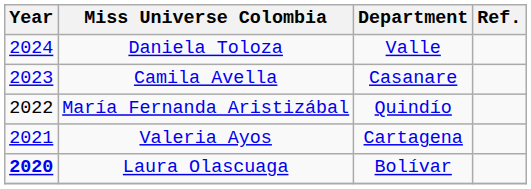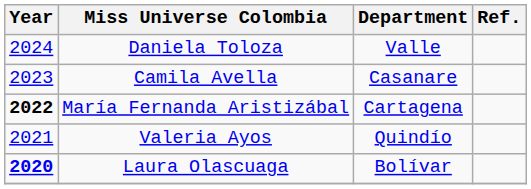(31, 109) normal -> (31, 109) bold
(413, 109) Quindío -> (413, 109) Cartagena
(413, 139) Cartagena -> (413, 139) Quindío
